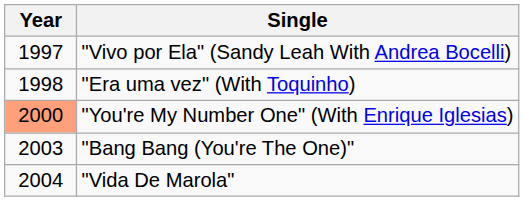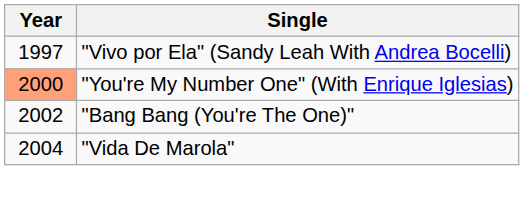- row: (219, 84)
(41, 148) 2003 -> (41, 116) 2002
